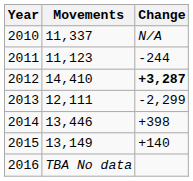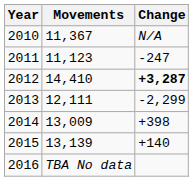(69, 37) 11,337 -> (69, 37) 11,367
(154, 58) -244 -> (154, 58) -247
(69, 122) 13,446 -> (69, 122) 13,009
(69, 144) 13,149 -> (69, 144) 13,139
